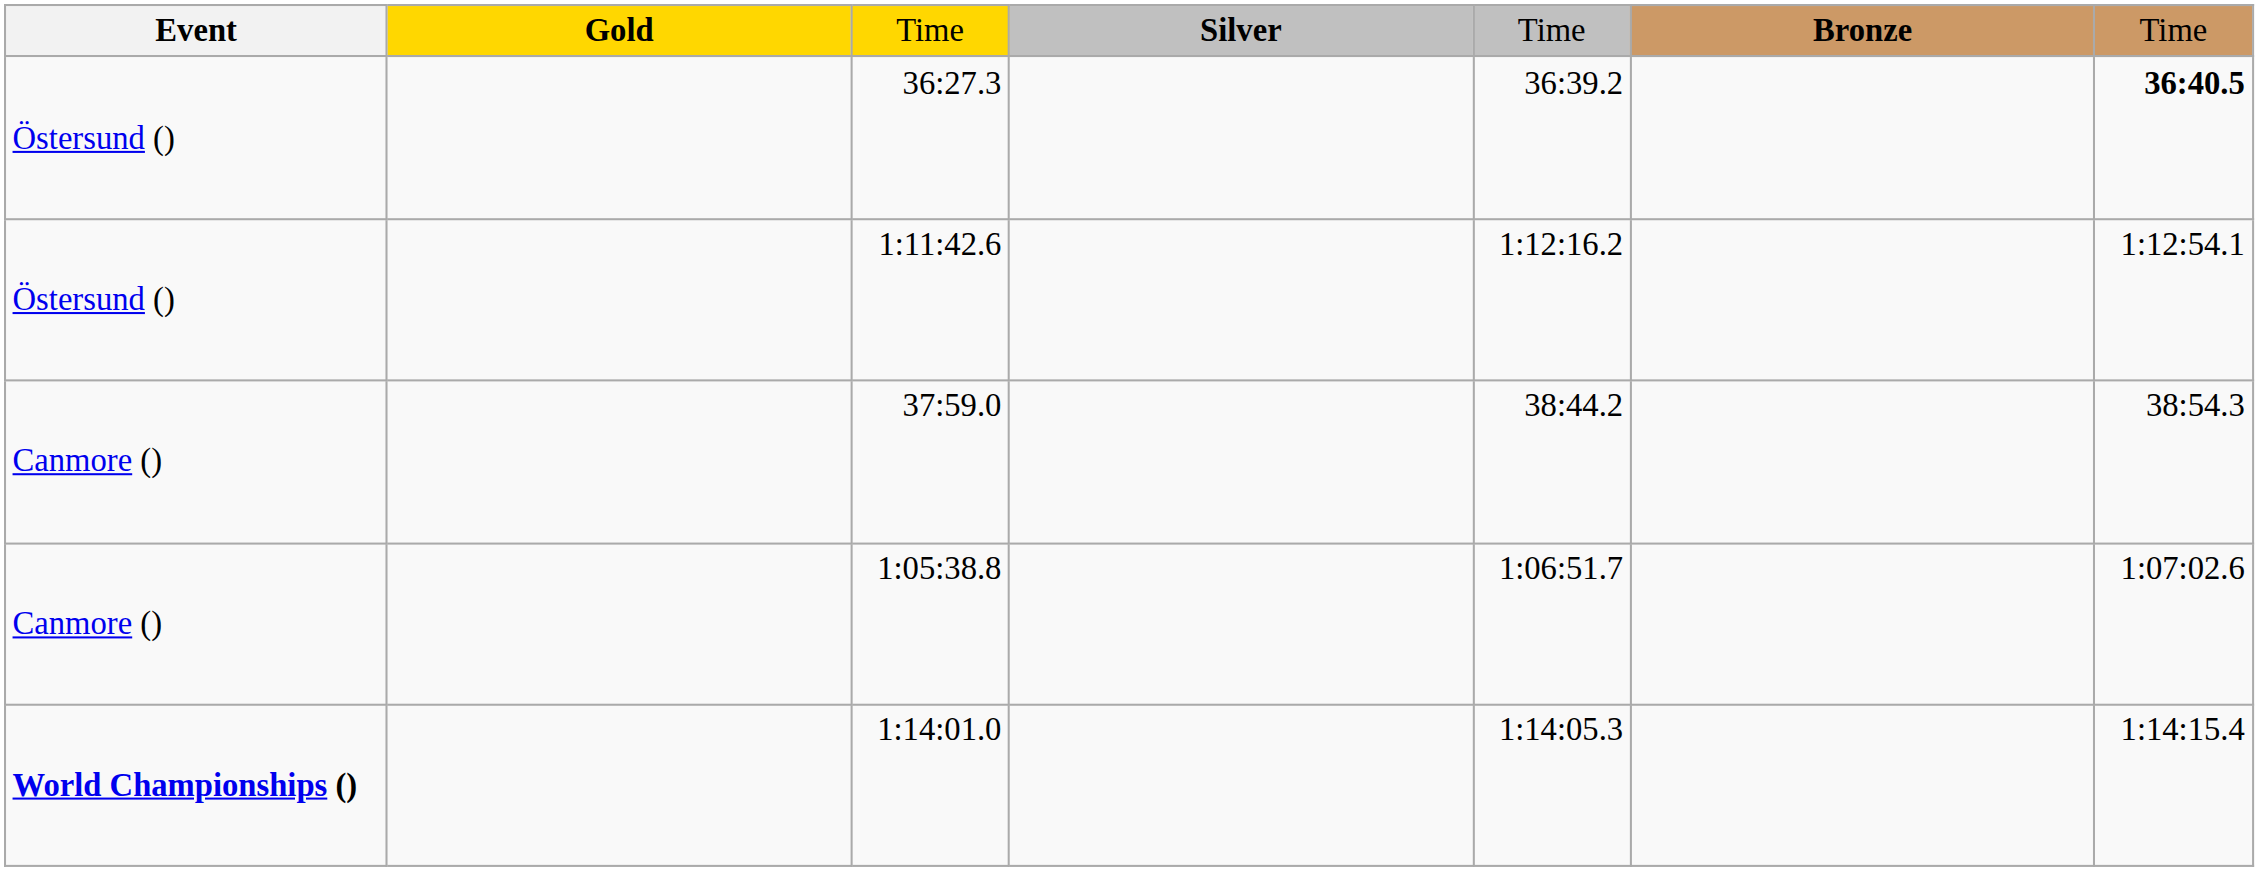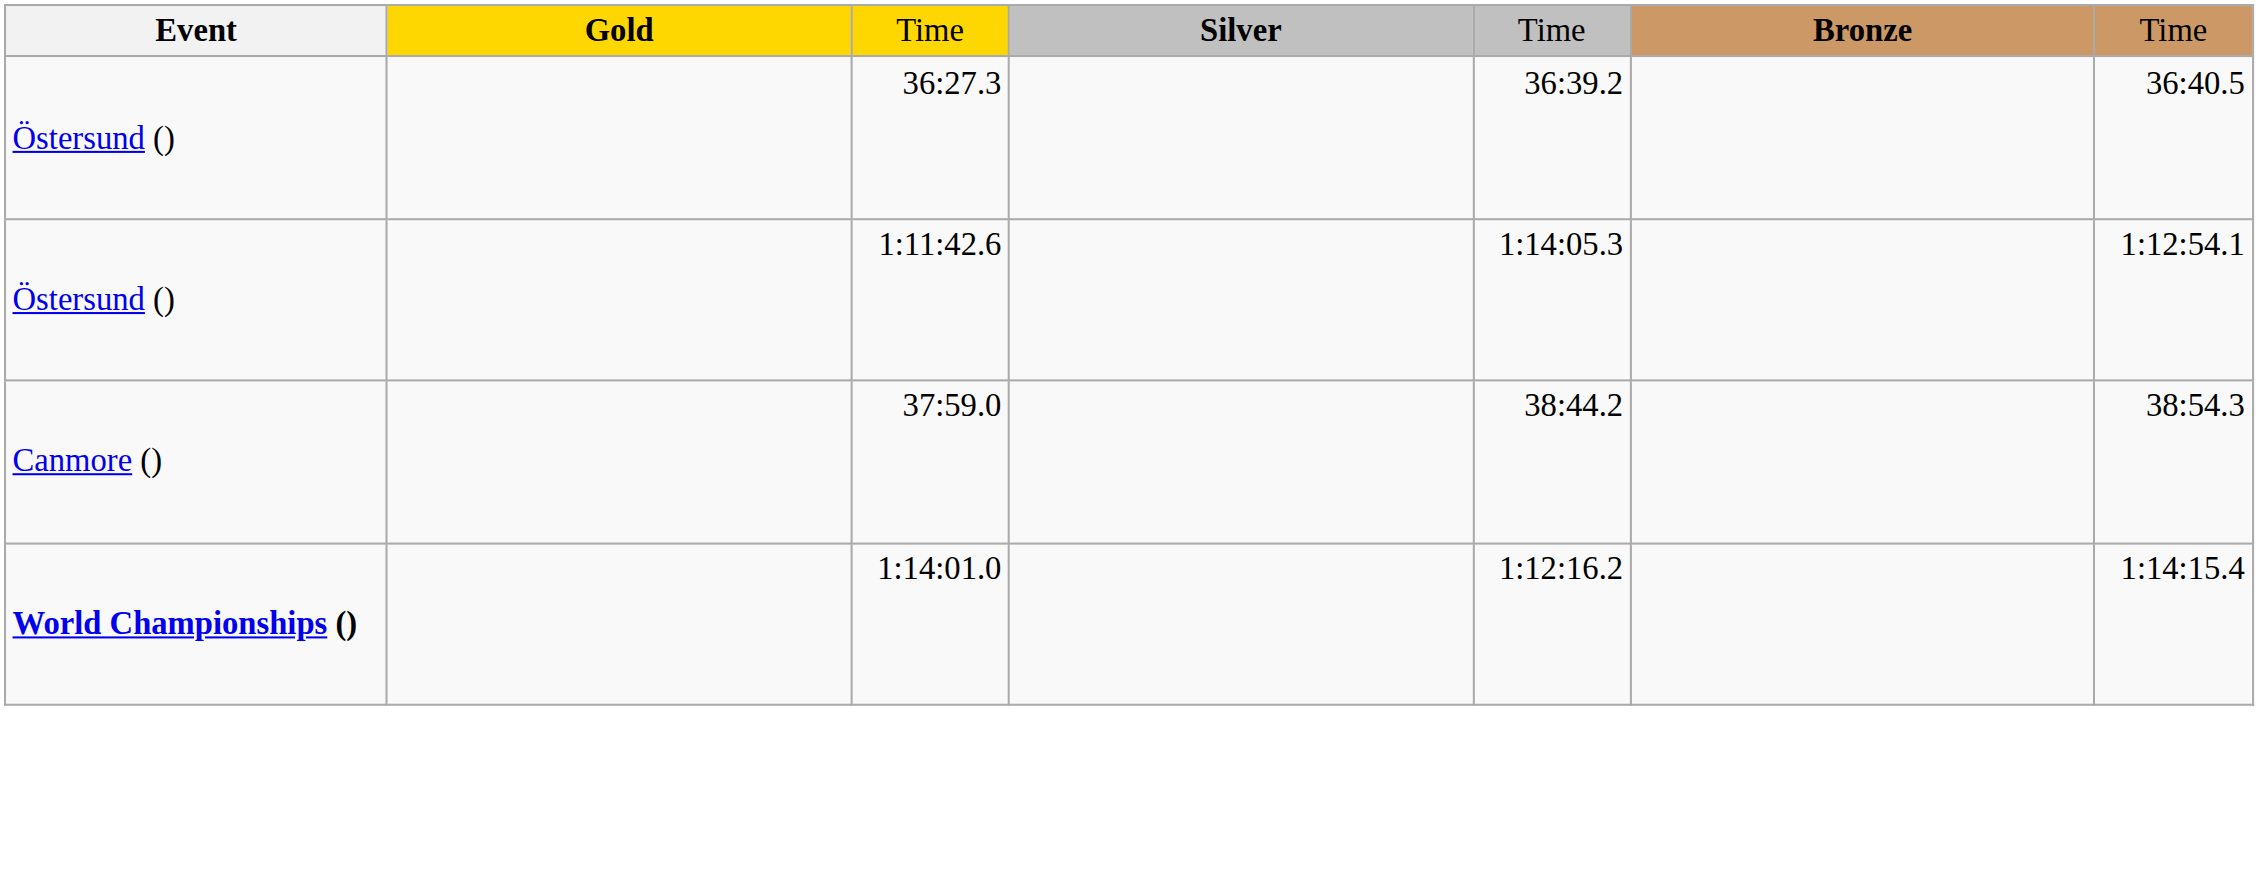(2194, 82) bold -> (2195, 82) normal
(1561, 244) 1:12:16.2 -> (1561, 244) 1:14:05.3
- row: (939, 567)
(1561, 729) 1:14:05.3 -> (1561, 567) 1:12:16.2
